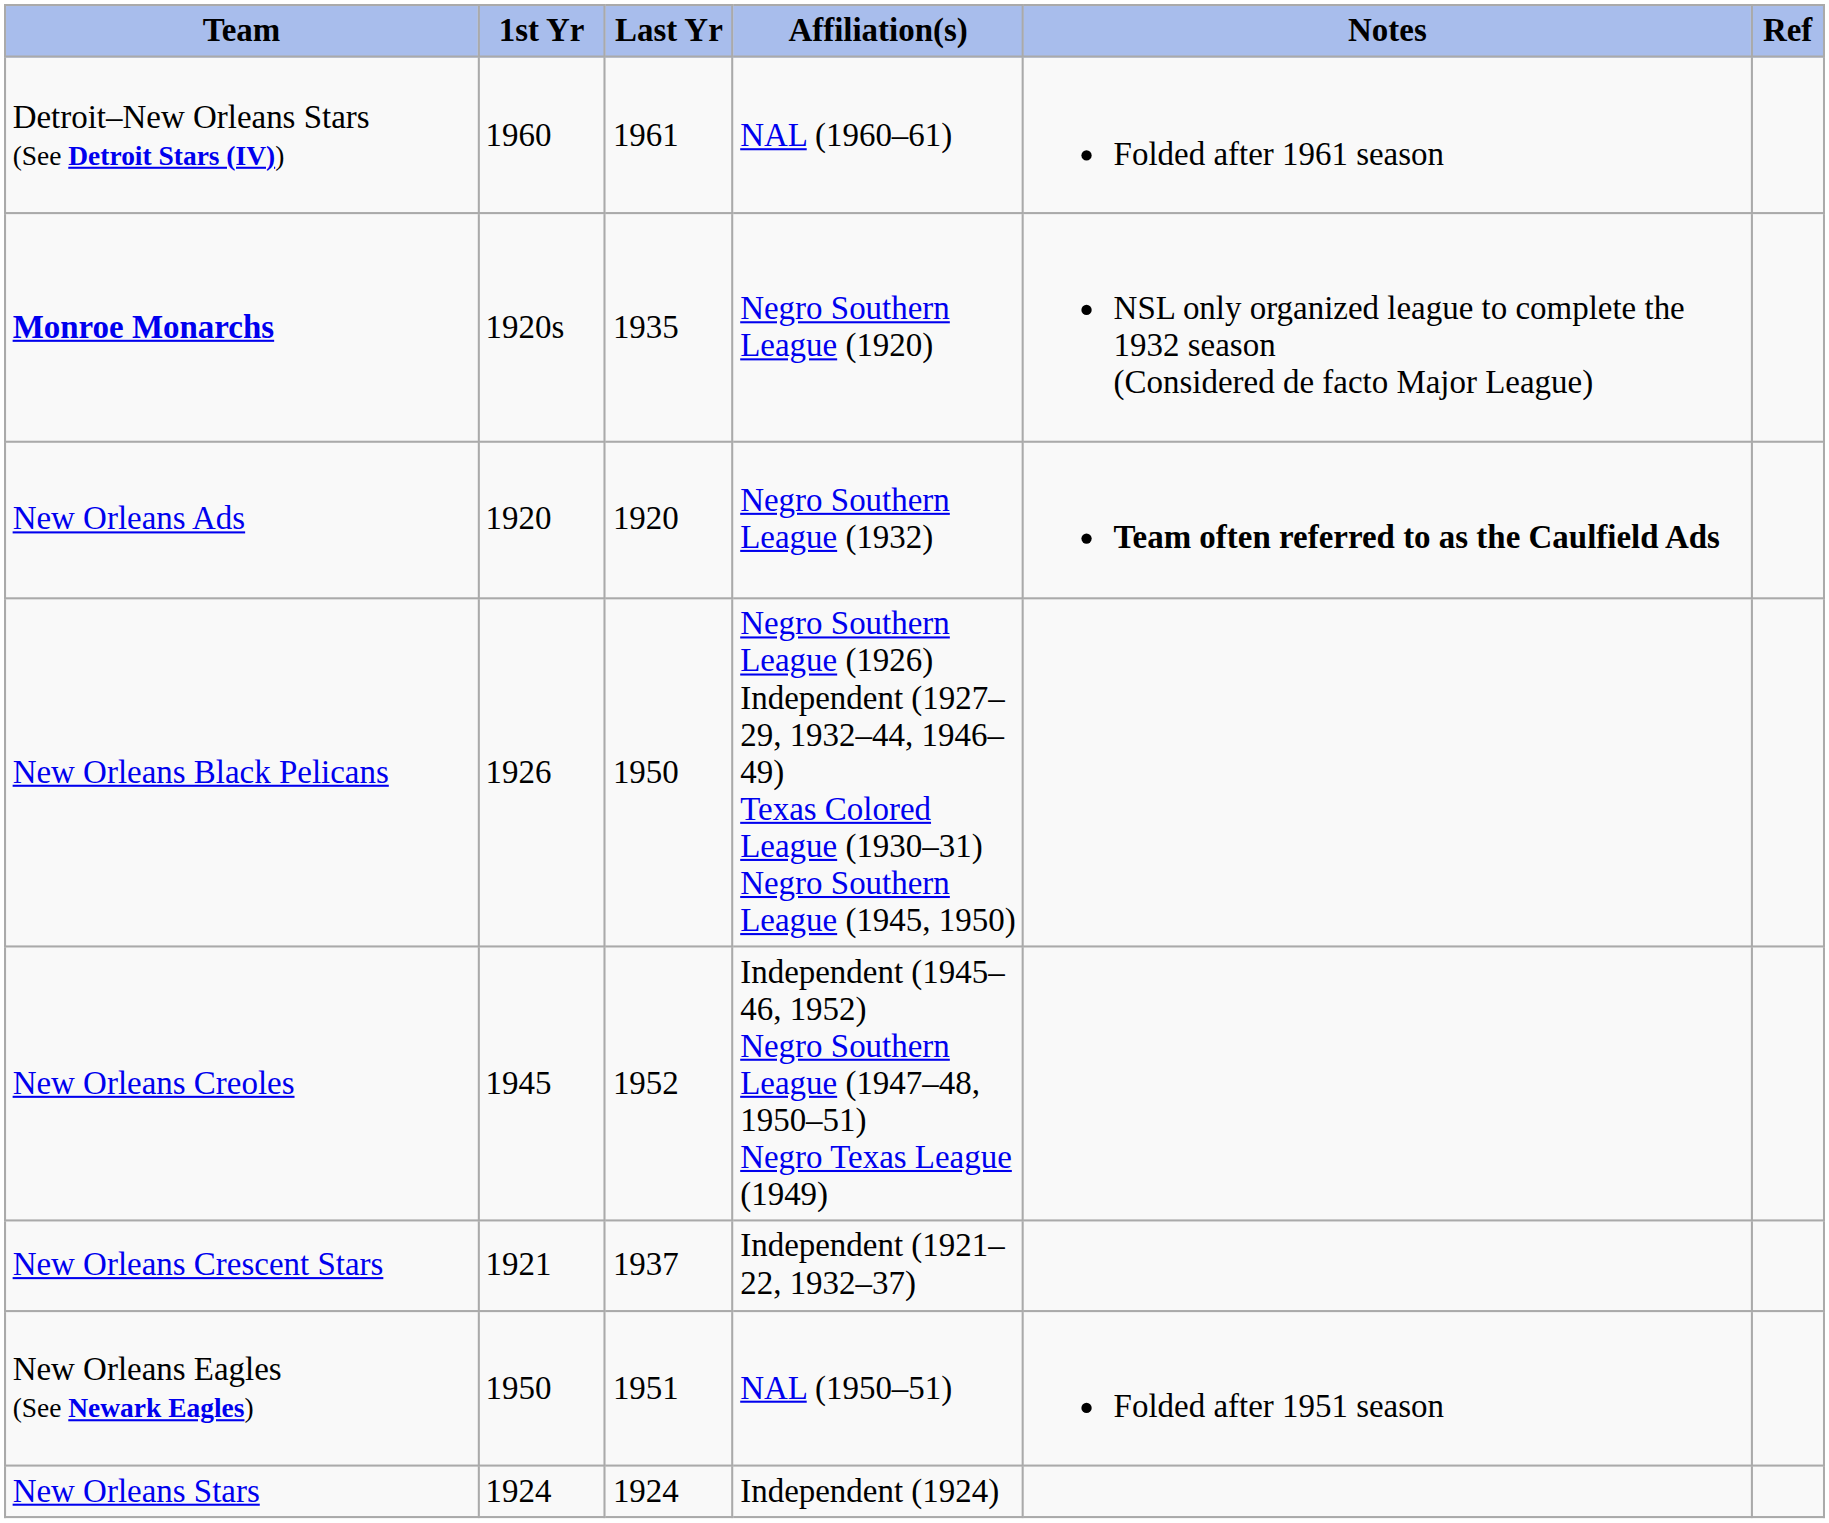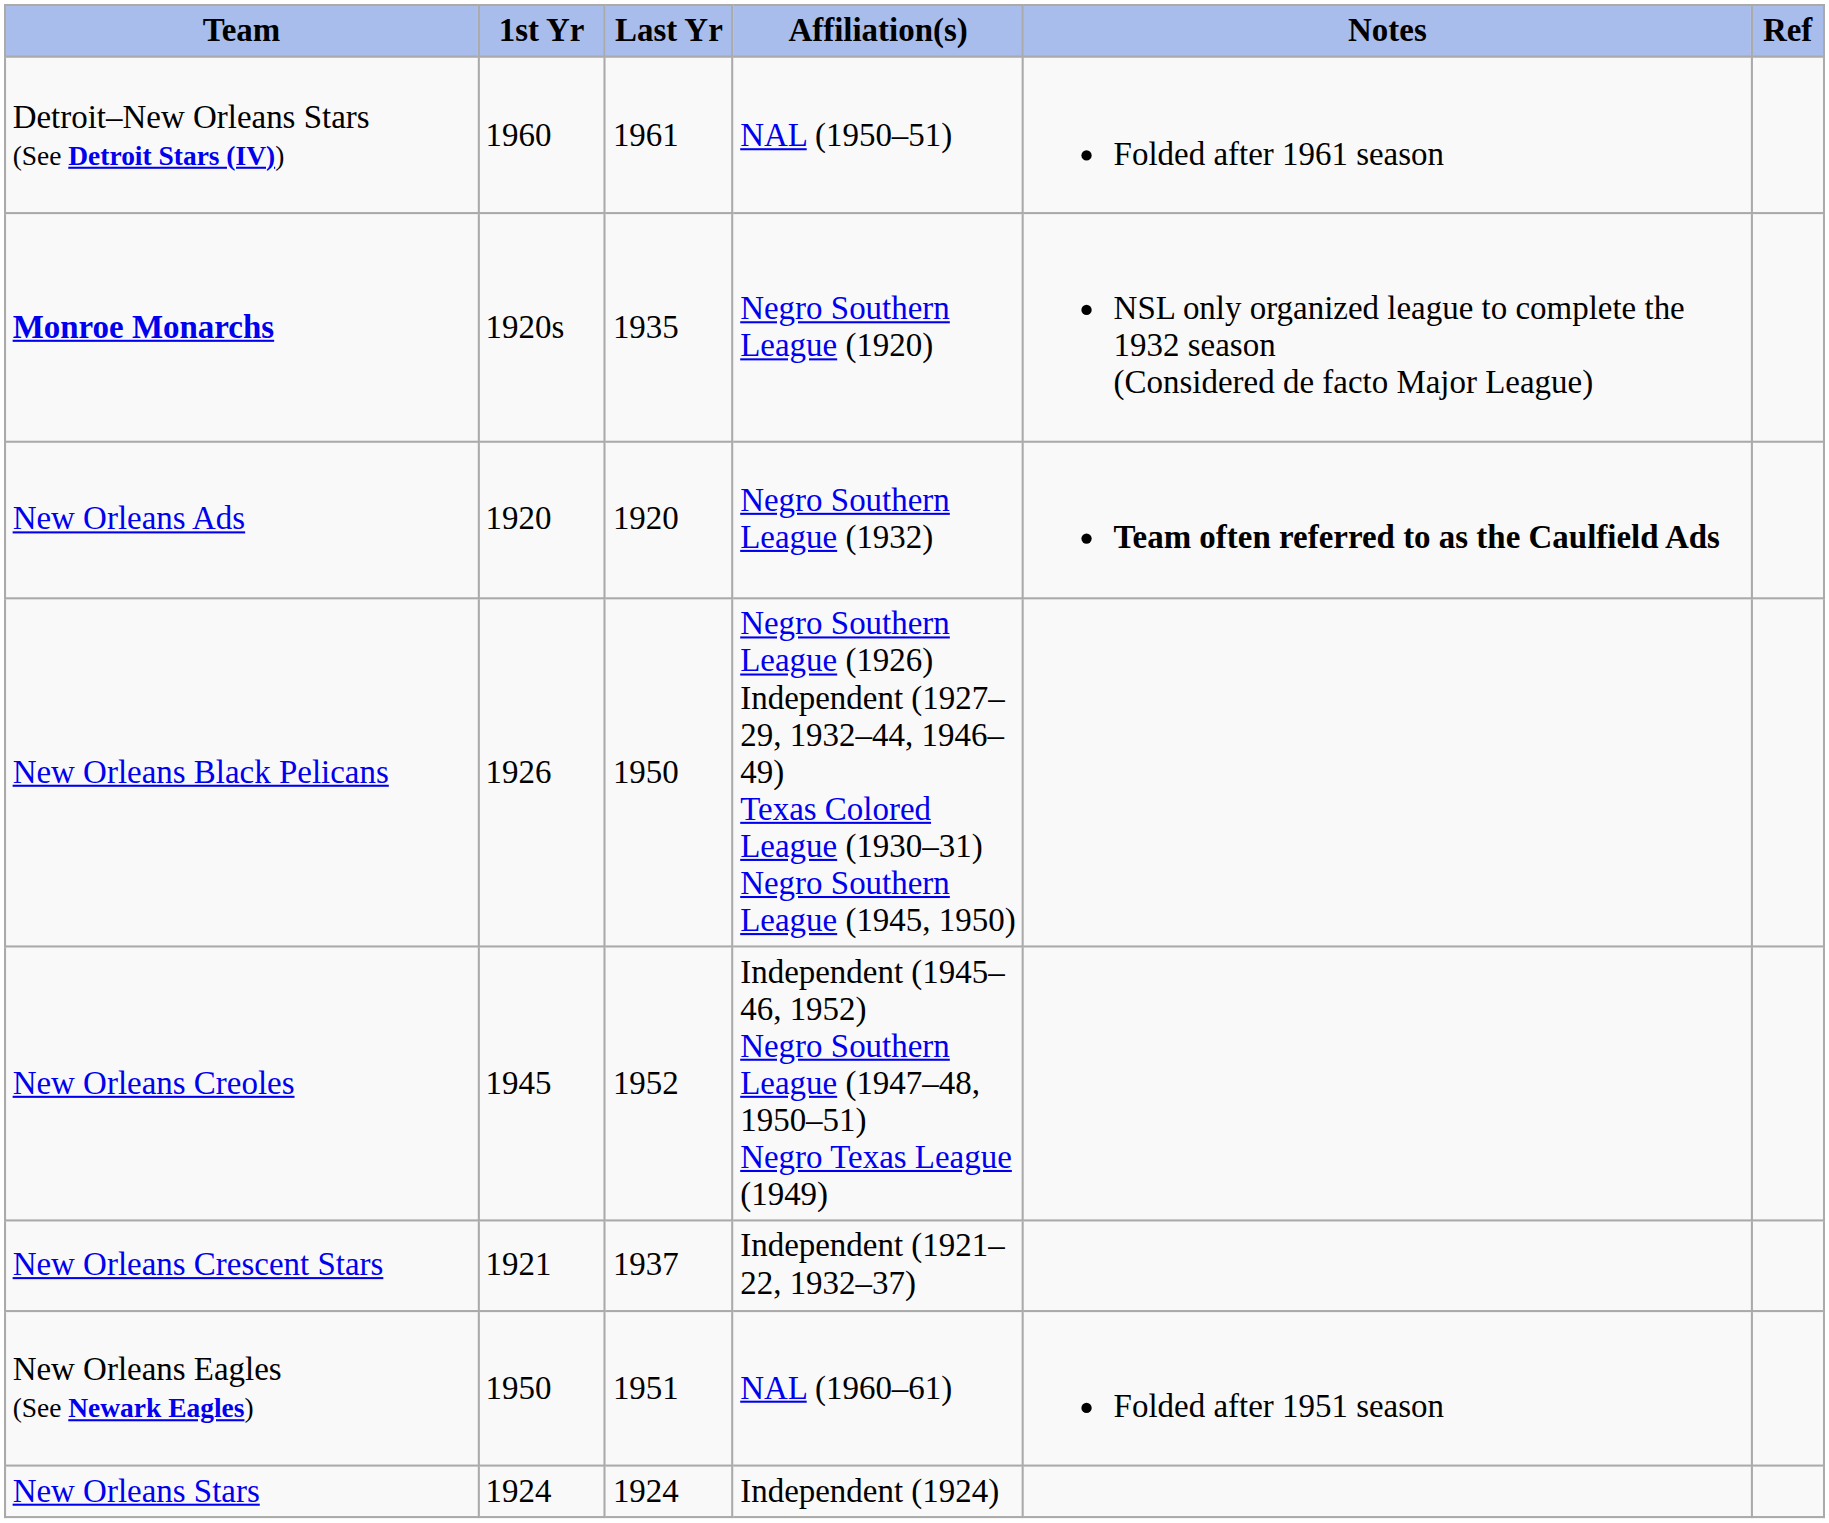(846, 134) NAL (1960–61) -> (846, 134) NAL (1950–51)
(846, 1387) NAL (1950–51) -> (846, 1387) NAL (1960–61)
